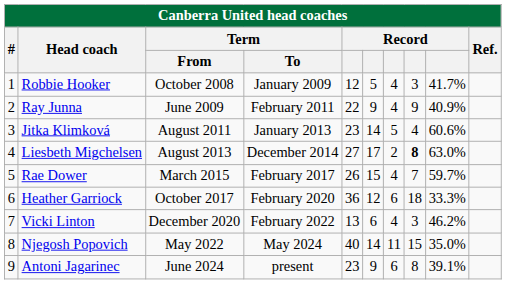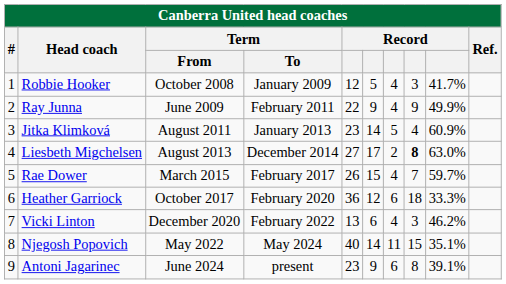(447, 107) 40.9% -> (447, 107) 49.9%
(447, 130) 60.6% -> (447, 130) 60.9%
(447, 244) 35.0% -> (447, 244) 35.1%
